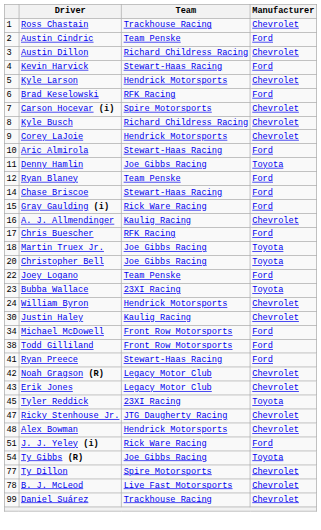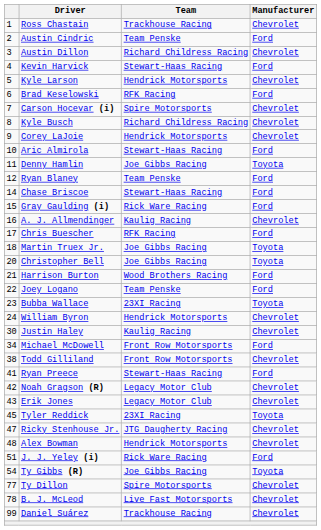+ row: (60, 277)
(263, 347) Ford -> (276, 361) Chevrolet
